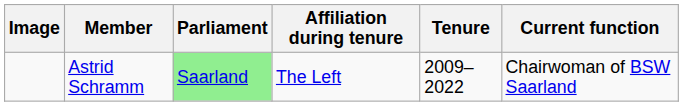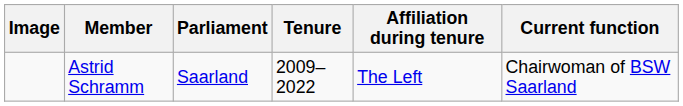columns swapped: (461, 28) <-> (346, 28)
(212, 76) lightgreen background -> (212, 76) no background
